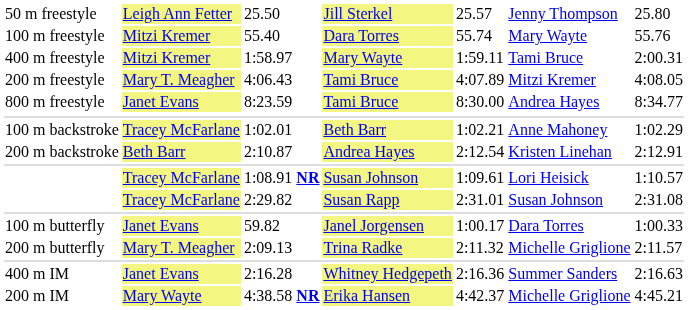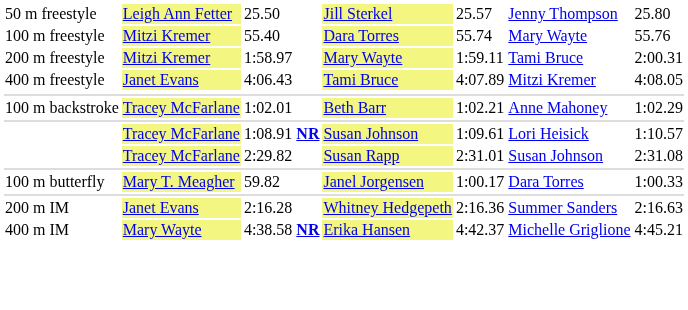(55, 58) 400 m freestyle -> (55, 58) 200 m freestyle
(55, 80) 200 m freestyle -> (55, 80) 400 m freestyle
(179, 80) Mary T. Meagher -> (161, 80) Janet Evans
- row: (268, 102)
- row: (268, 152)
(161, 226) Janet Evans -> (179, 182) Mary T. Meagher
- row: (268, 248)
(37, 274) 400 m IM -> (37, 208) 200 m IM
(37, 296) 200 m IM -> (37, 230) 400 m IM
